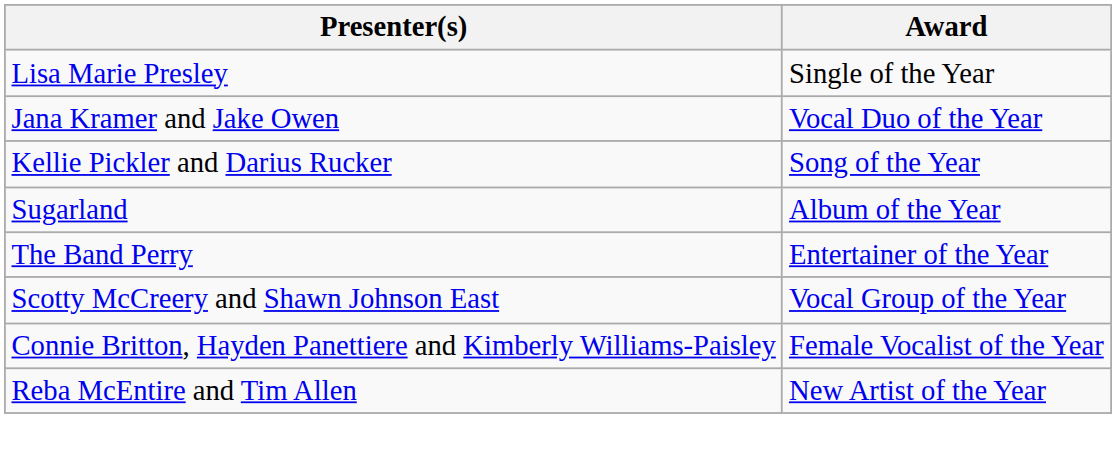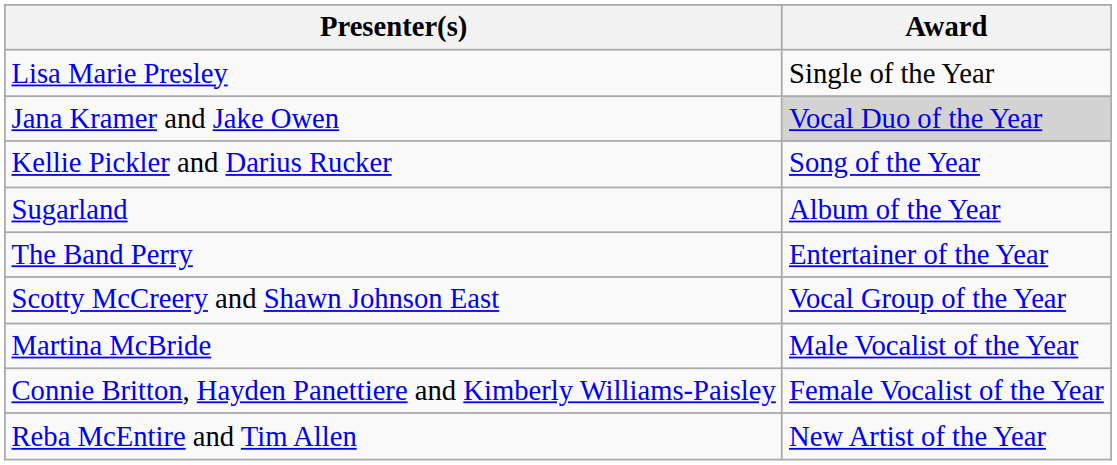(916, 118) no background -> (916, 118) lightgrey background
+ row: (111, 345)
